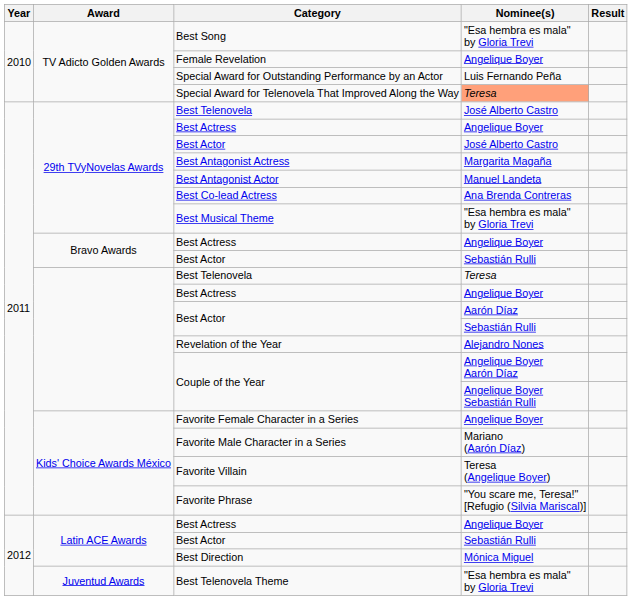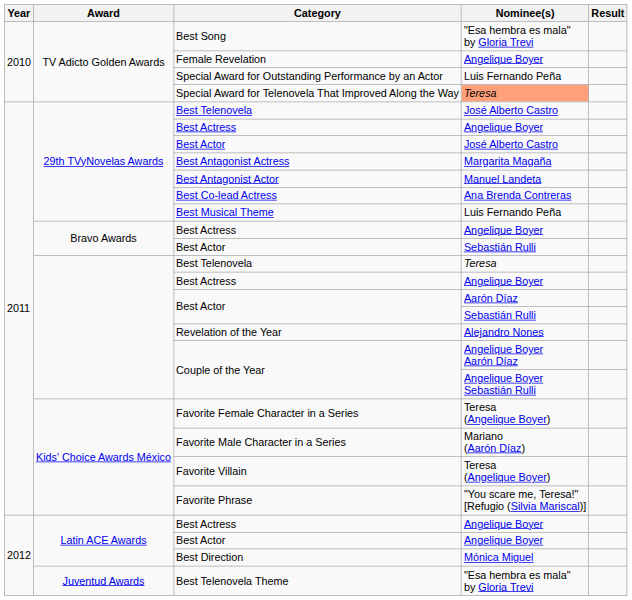(517, 219) "Esa hembra es mala" by Gloria Trevi -> (513, 213) Luis Fernando Peña
(504, 420) Angelique Boyer -> (507, 414) Teresa (Angelique Boyer)
(500, 541) Sebastián Rulli -> (504, 541) Angelique Boyer
